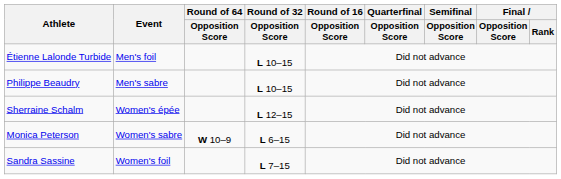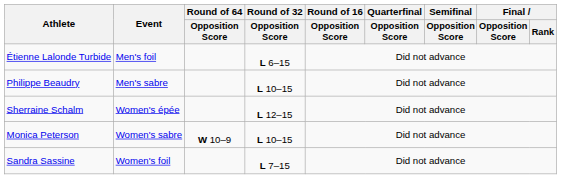(275, 63) L 10–15 -> (275, 63) L 6–15
(275, 141) L 6–15 -> (275, 141) L 10–15
